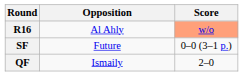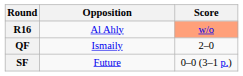rows swapped: (22, 62) <-> (22, 46)
